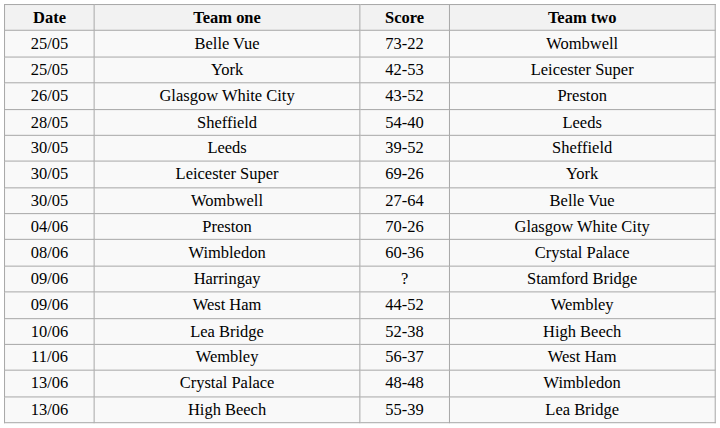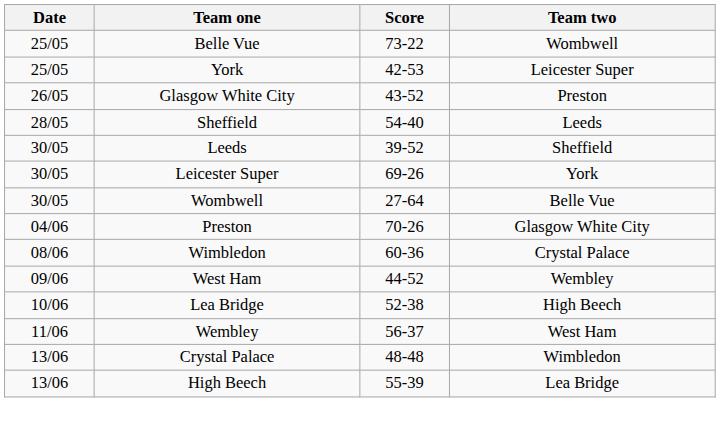- row: (227, 278)
